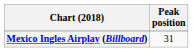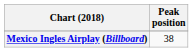(169, 39) 31 -> (169, 39) 38
